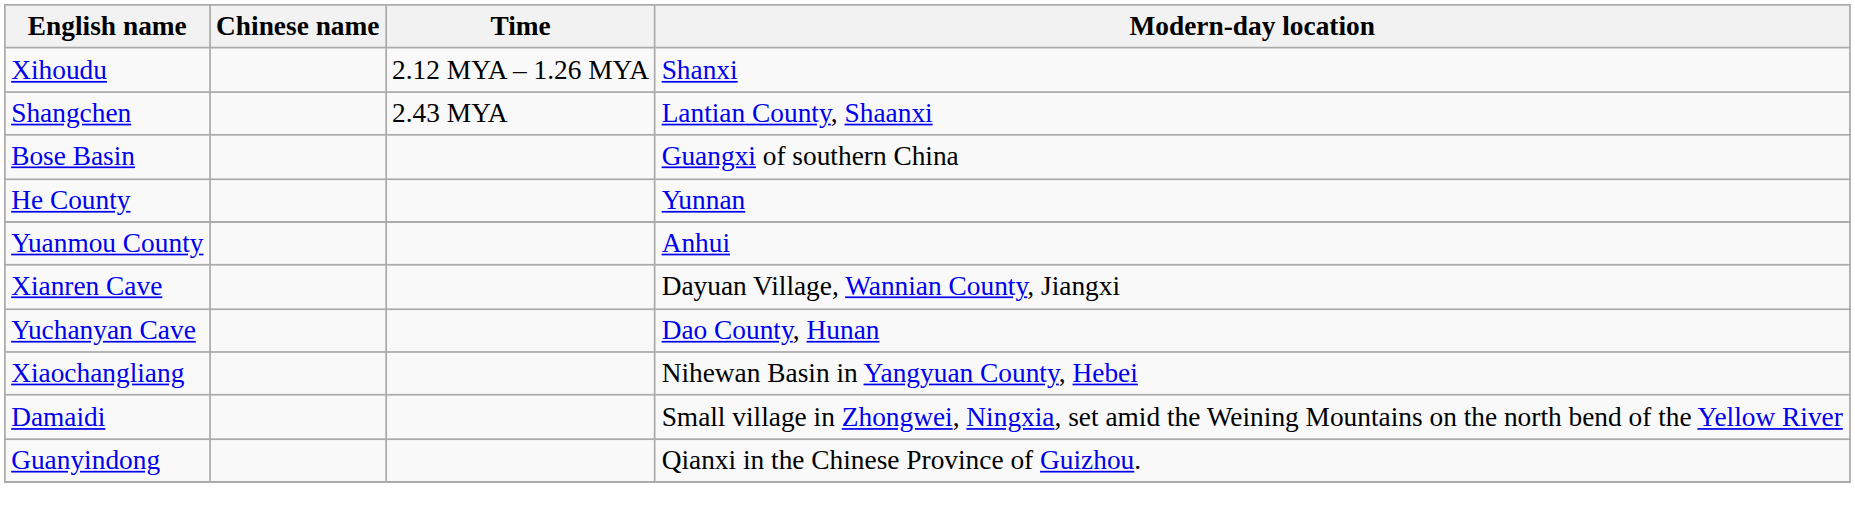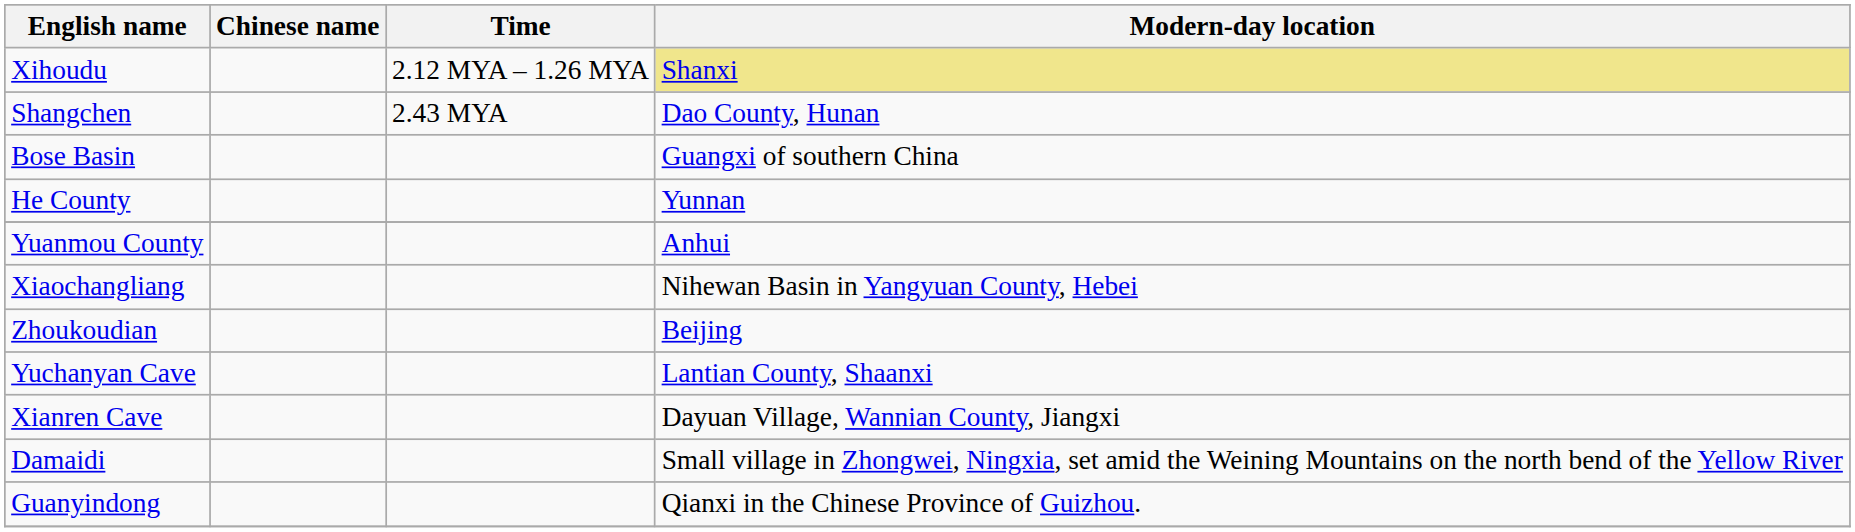(700, 69) no background -> (700, 69) khaki background
(797, 112) Lantian County, Shaanxi -> (771, 112) Dao County, Hunan
rows swapped: (98, 373) <-> (87, 286)
+ row: (84, 329)
(771, 329) Dao County, Hunan -> (797, 373) Lantian County, Shaanxi
